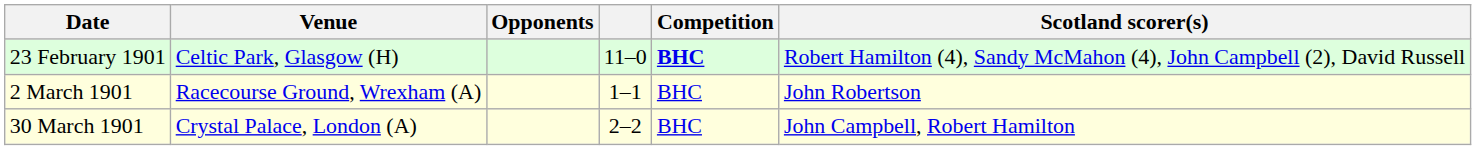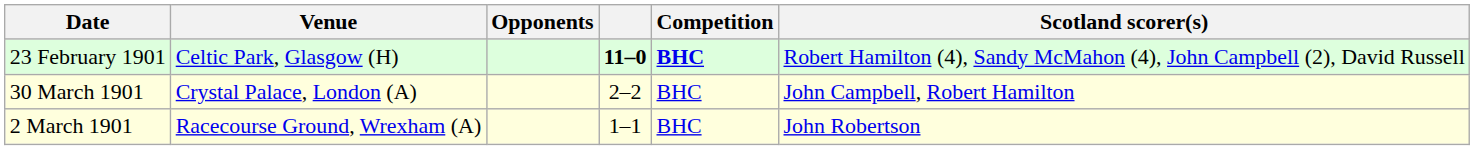(625, 56) normal -> (625, 56) bold
rows swapped: (71, 91) <-> (77, 126)
